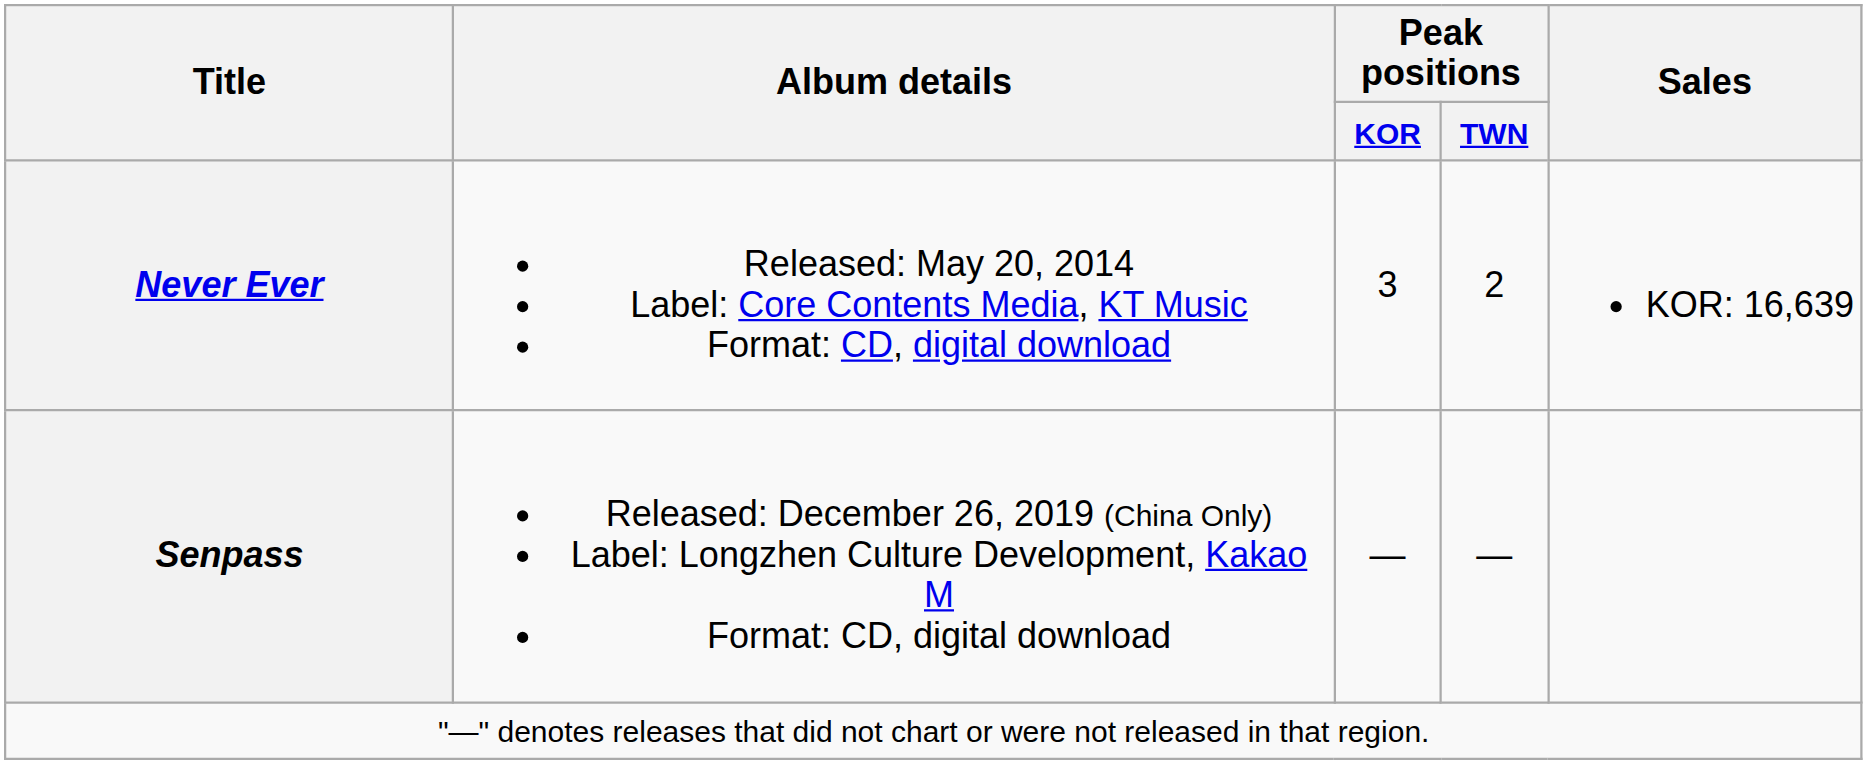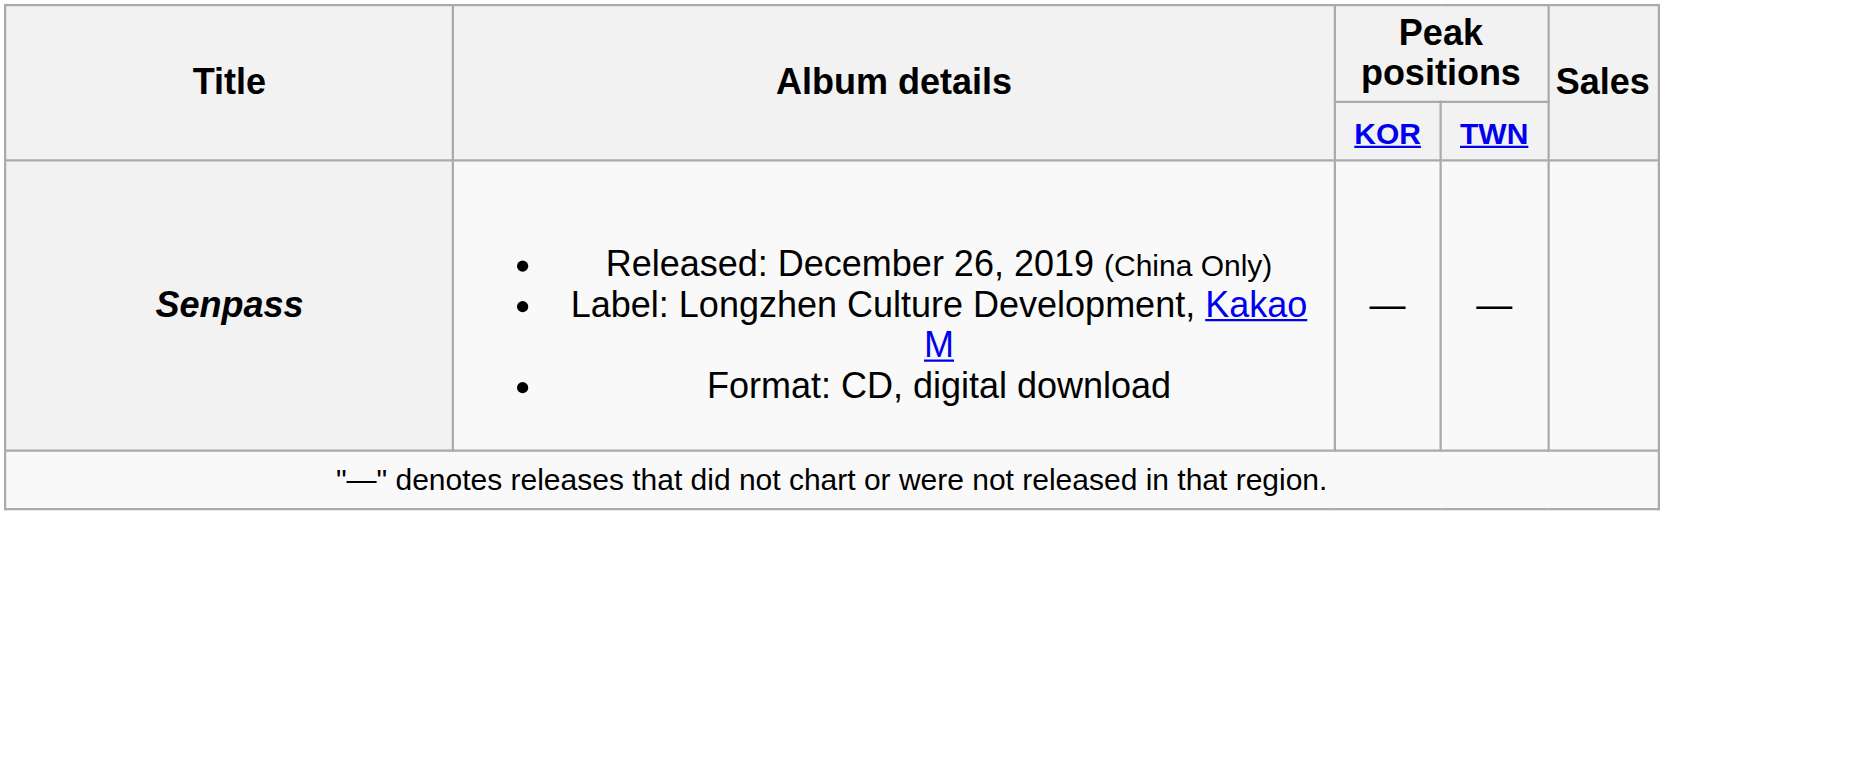- row: (229, 284)
